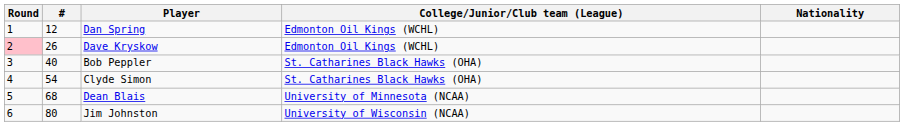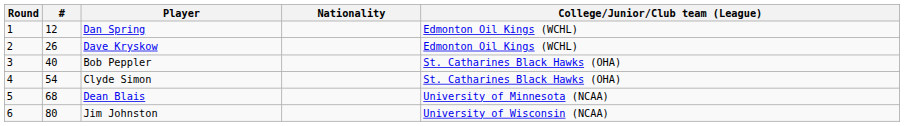columns swapped: (830, 13) <-> (521, 13)
(10, 46) pink background -> (10, 46) no background
